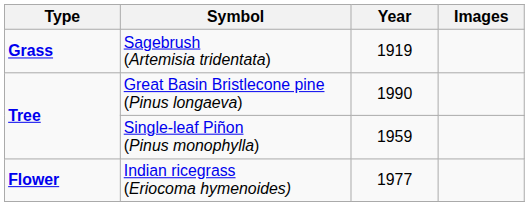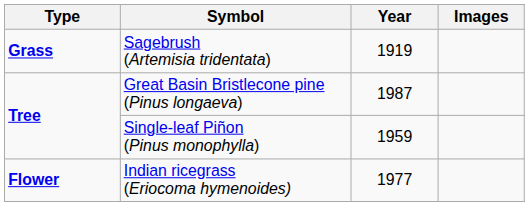(395, 94) 1990 -> (395, 94) 1987
